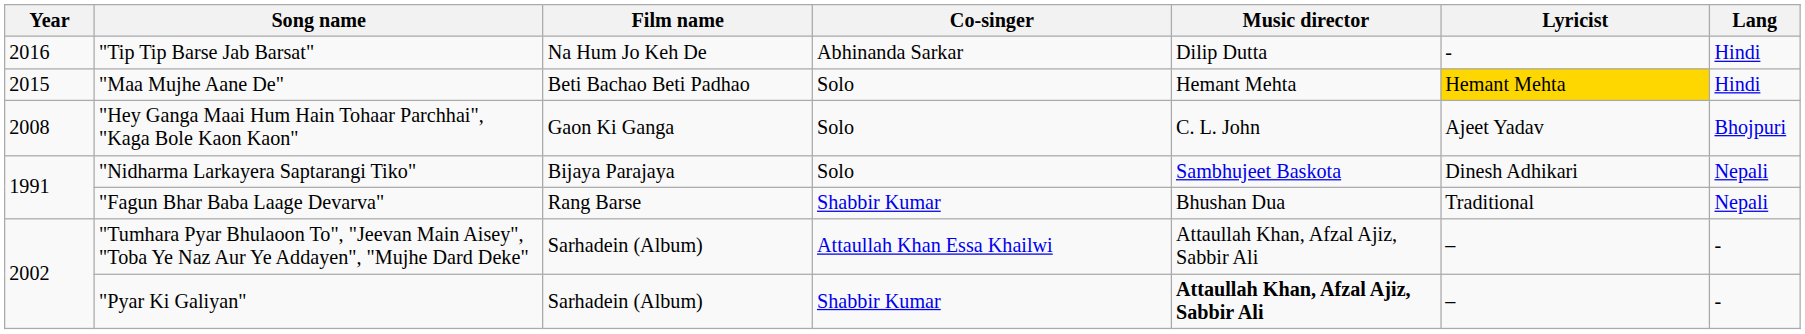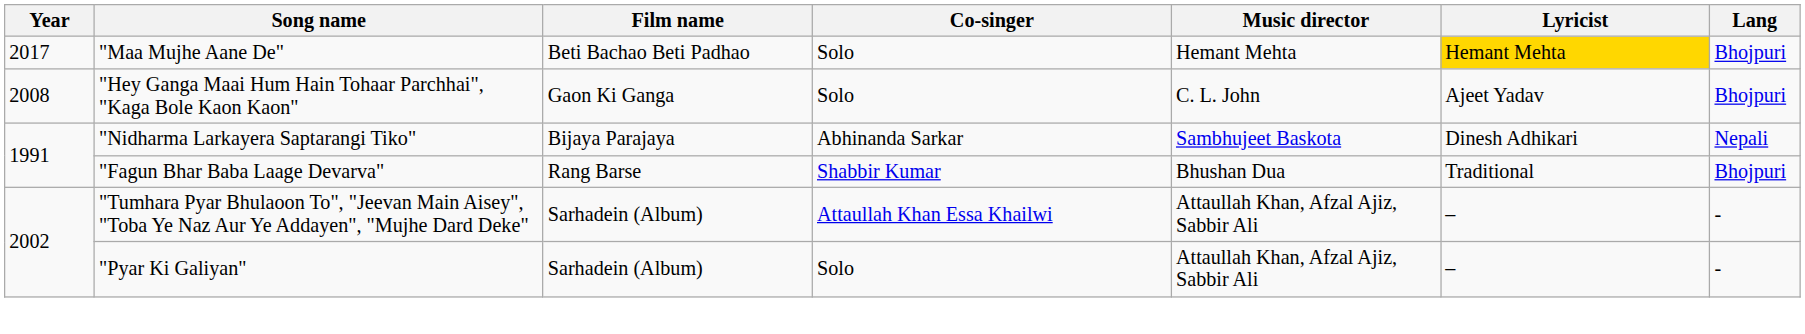- row: (207, 52)
(29, 84) 2015 -> (29, 52) 2017
(1737, 84) Hindi -> (1750, 52) Bhojpuri
(835, 171) Solo -> (890, 139) Abhinanda Sarkar
(1741, 203) Nepali -> (1750, 171) Bhojpuri
(879, 300) Shabbir Kumar -> (835, 269) Solo
(1293, 300) bold -> (1287, 269) normal
